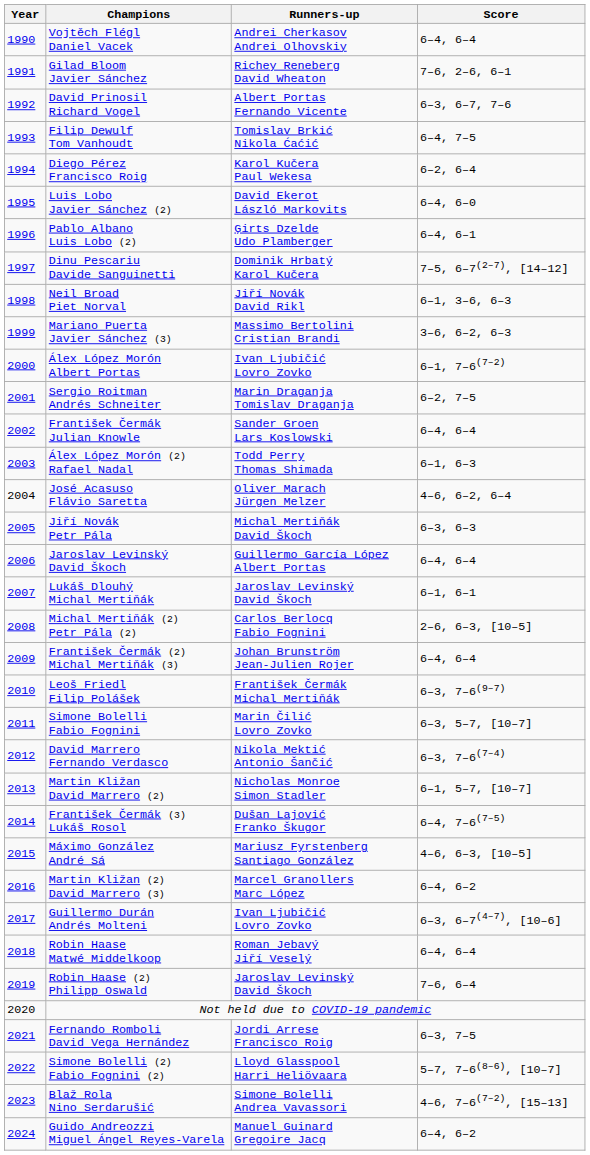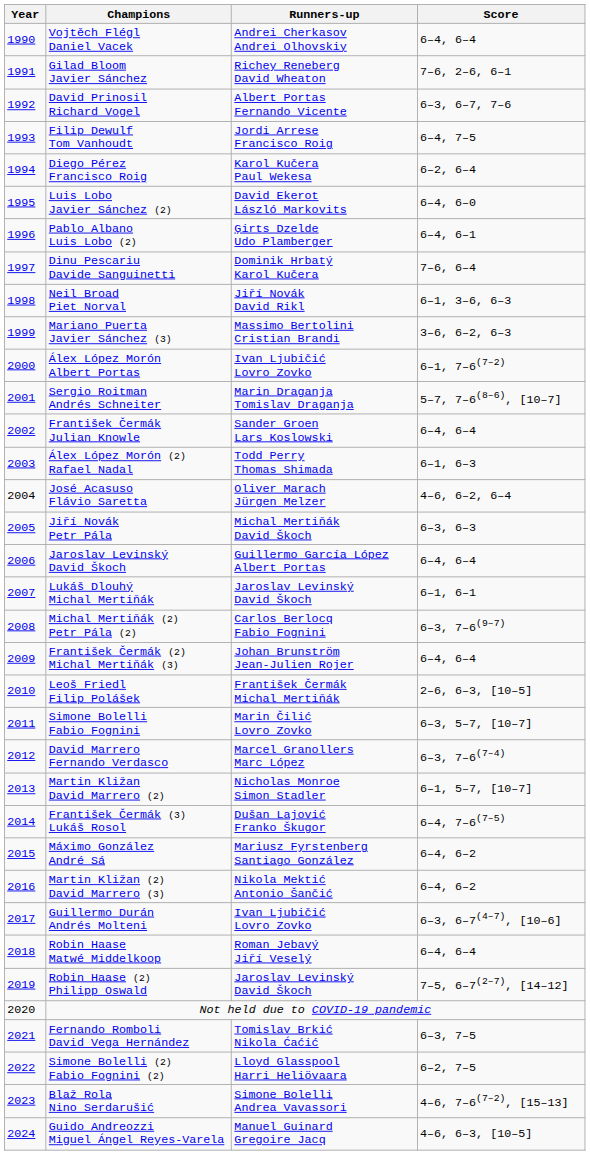(284, 138) Tomislav Brkić Nikola Ćaćić -> (284, 138) Jordi Arrese Francisco Roig
(494, 268) 7–5, 6–7(2–7), [14–12] -> (448, 268) 7–6, 6–4
(448, 398) 6–2, 7–5 -> (491, 398) 5–7, 7–6(8–6), [10–7]
(476, 626) 2–6, 6–3, [10–5] -> (463, 626) 6–3, 7–6(9–7)
(463, 691) 6–3, 7–6(9–7) -> (476, 691) 2–6, 6–3, [10–5]
(284, 756) Nikola Mektić Antonio Šančić -> (294, 756) Marcel Granollers Marc López
(476, 854) 4–6, 6–3, [10–5] -> (448, 854) 6–4, 6–2
(294, 887) Marcel Granollers Marc López -> (284, 887) Nikola Mektić Antonio Šančić
(448, 984) 7–6, 6–4 -> (494, 984) 7–5, 6–7(2–7), [14–12]
(284, 1036) Jordi Arrese Francisco Roig -> (284, 1036) Tomislav Brkić Nikola Ćaćić
(491, 1068) 5–7, 7–6(8–6), [10–7] -> (448, 1069) 6–2, 7–5
(448, 1134) 6–4, 6–2 -> (476, 1134) 4–6, 6–3, [10–5]
